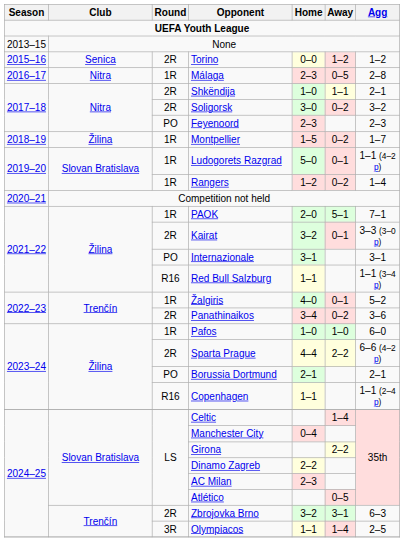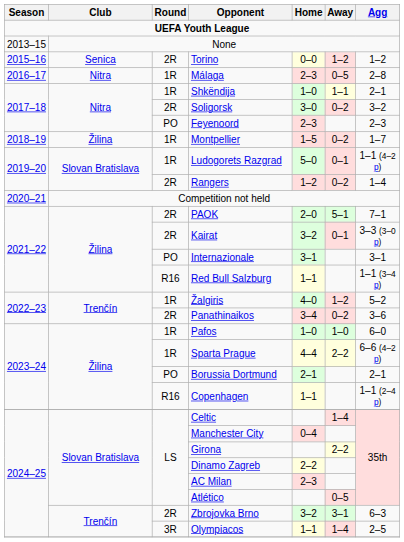(170, 92) 2R -> (170, 92) 1R
(170, 182) 1R -> (170, 182) 2R
(170, 214) 1R -> (170, 214) 2R
(340, 300) 0–1 -> (340, 300) 1–2
(170, 353) 2R -> (170, 353) 1R
